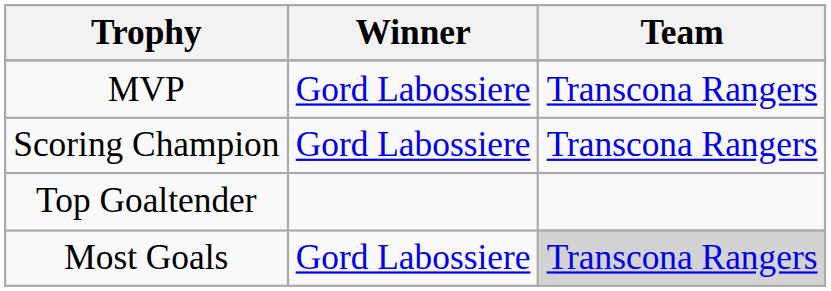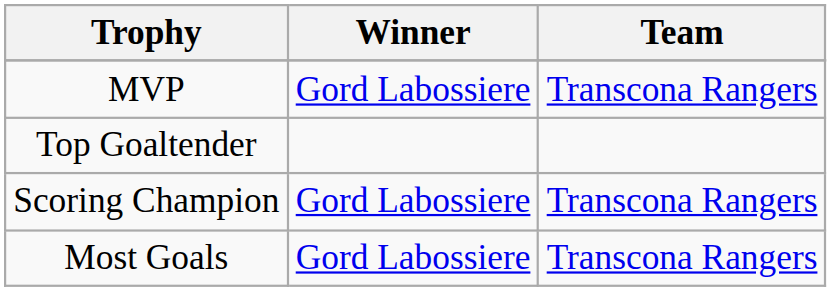rows swapped: (146, 200) <-> (146, 144)
(682, 256) lightgrey background -> (682, 256) no background
